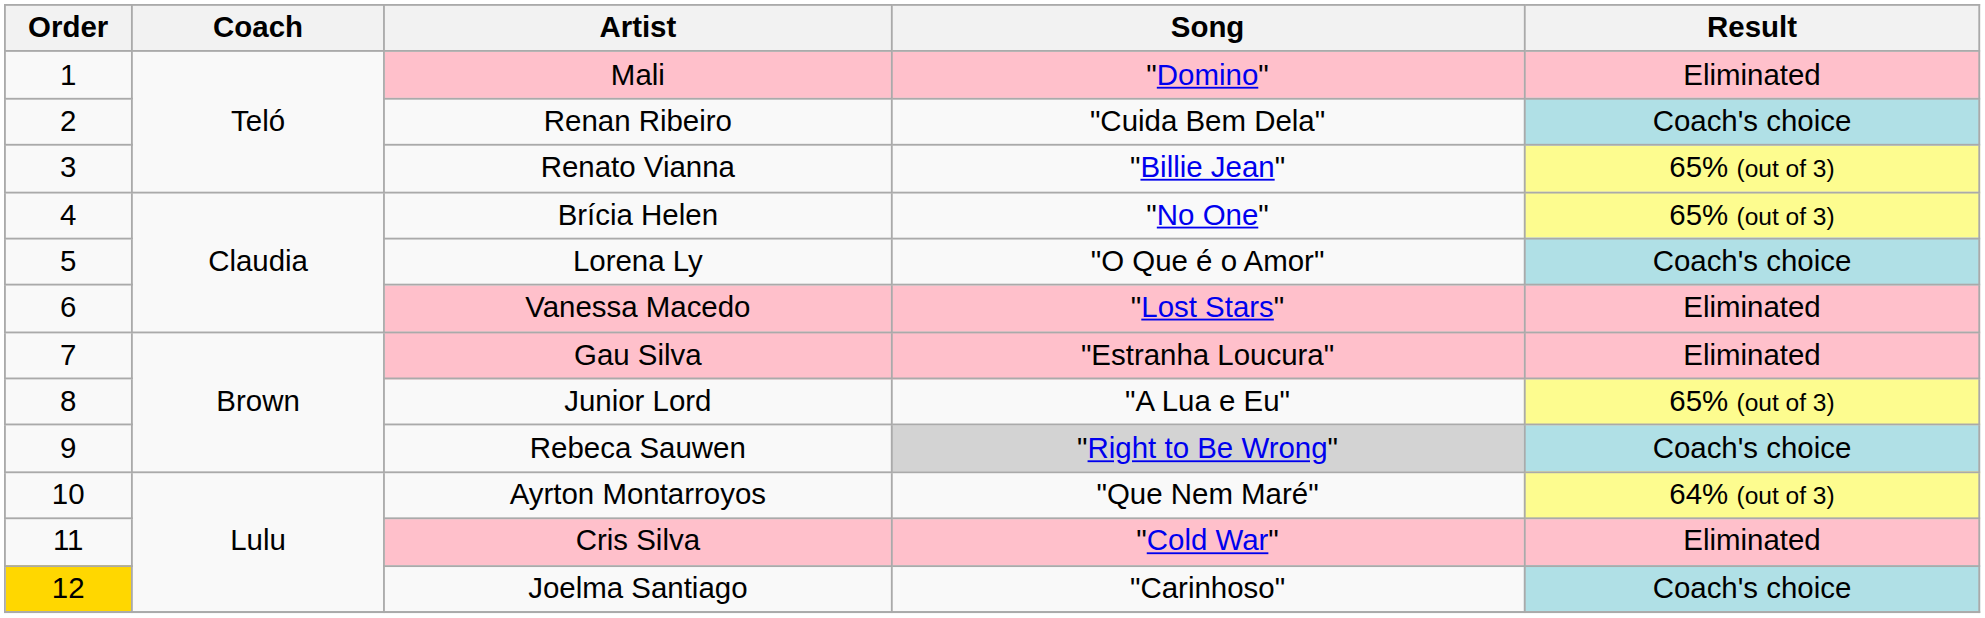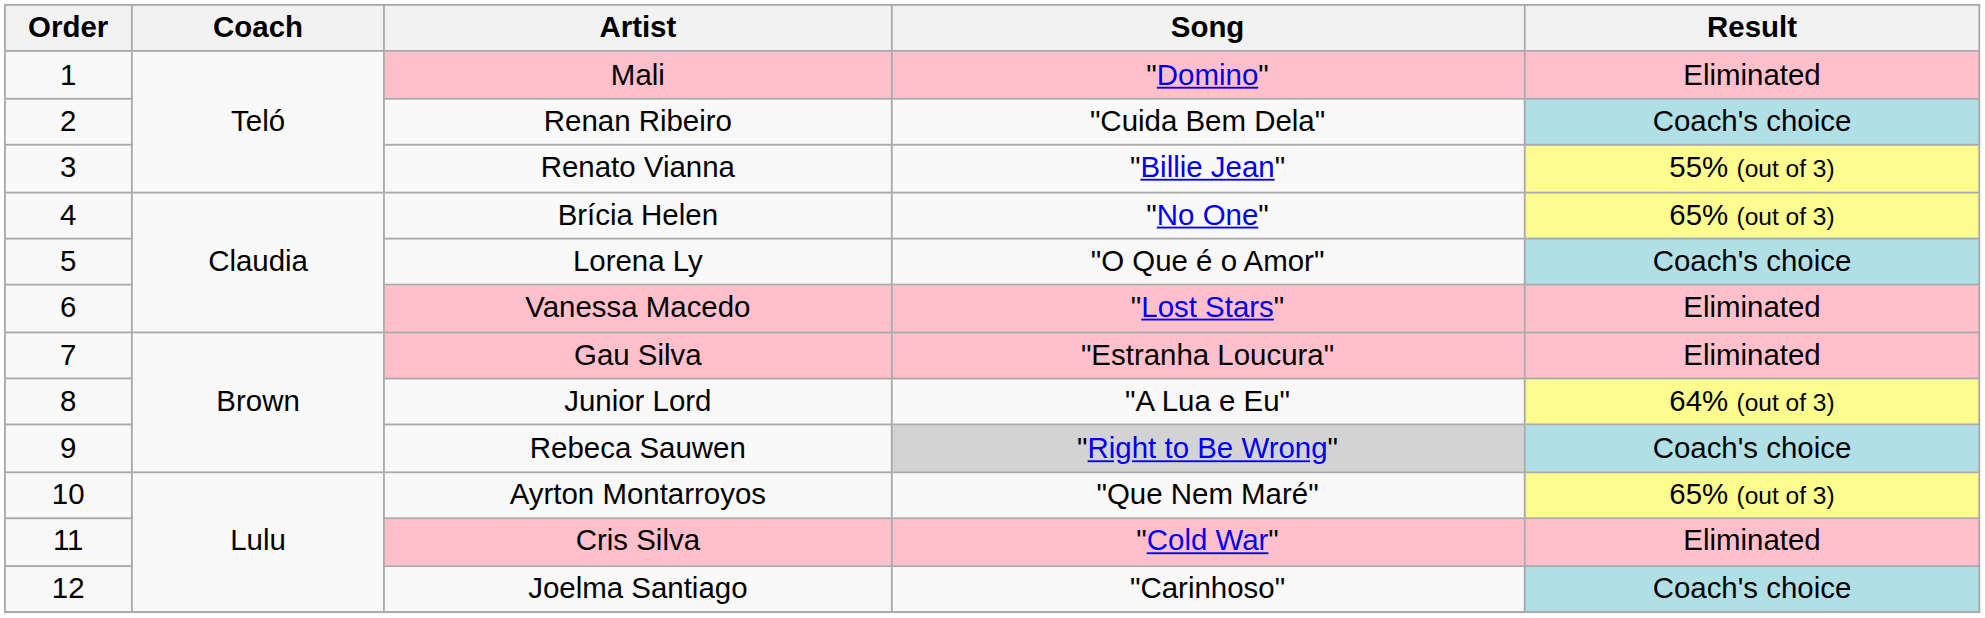(1752, 167) 65% (out of 3) -> (1752, 167) 55% (out of 3)
(1752, 401) 65% (out of 3) -> (1752, 401) 64% (out of 3)
(1752, 494) 64% (out of 3) -> (1752, 494) 65% (out of 3)
(68, 588) gold background -> (68, 588) no background
